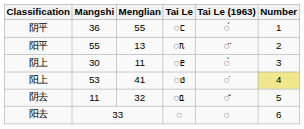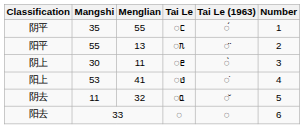(94, 28) 36 -> (94, 28) 35
(279, 80) khaki background -> (279, 80) no background
